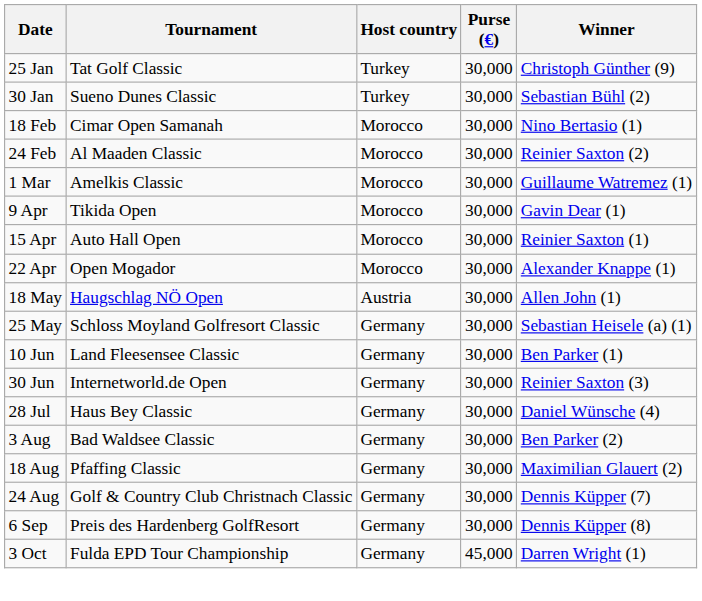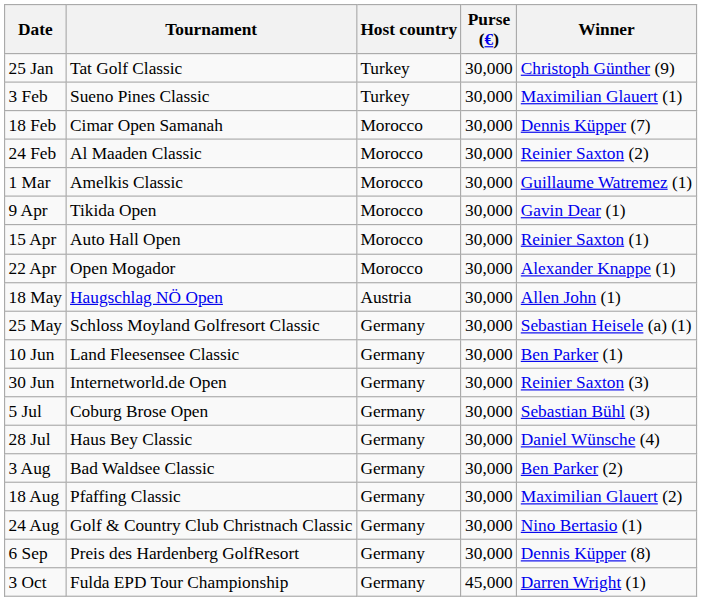- row: (31, 96)
+ row: (28, 96)
(581, 125) Nino Bertasio (1) -> (586, 125) Dennis Küpper (7)
+ row: (25, 410)
(586, 496) Dennis Küpper (7) -> (581, 525) Nino Bertasio (1)
